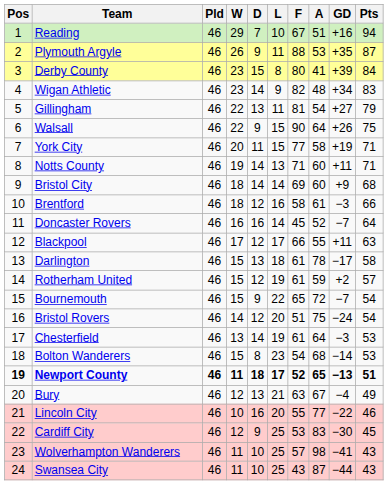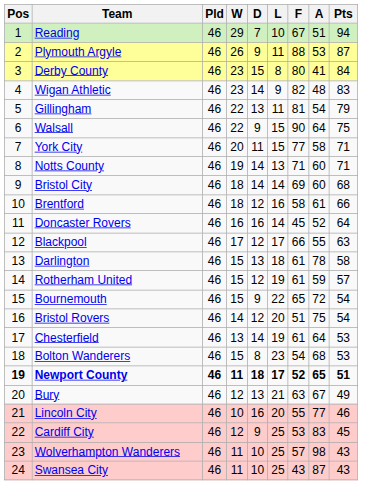- column: (342, 14)
